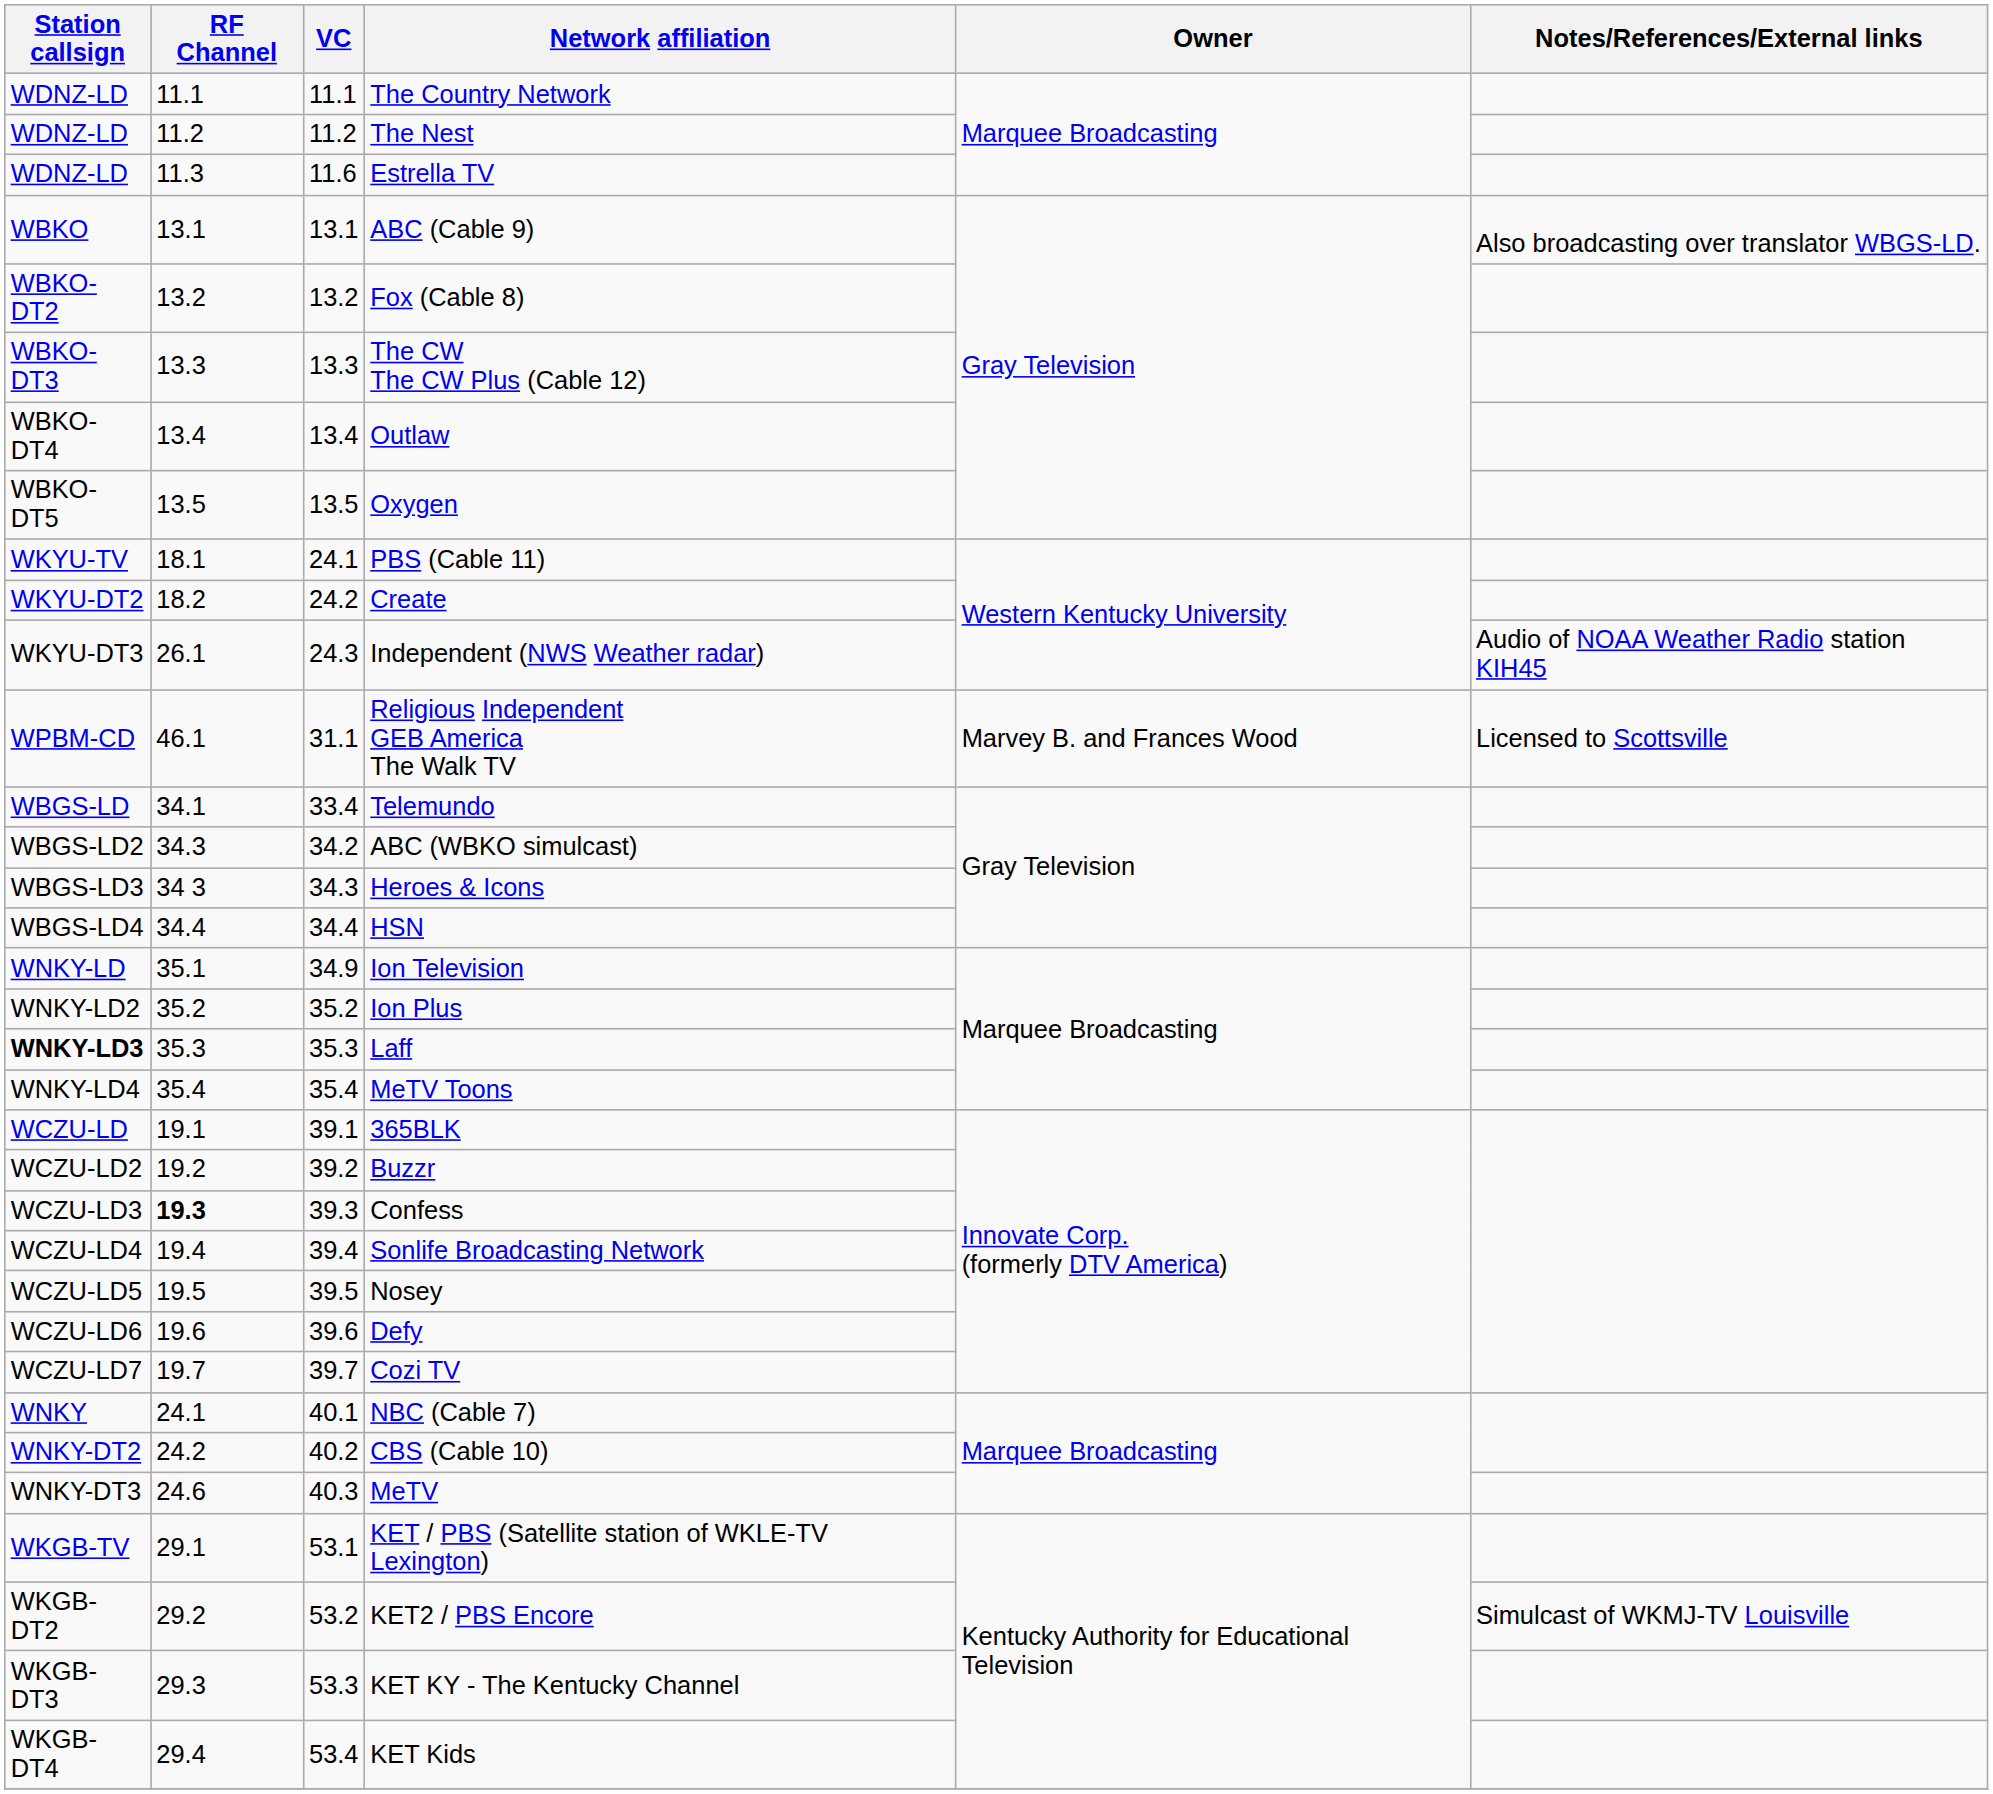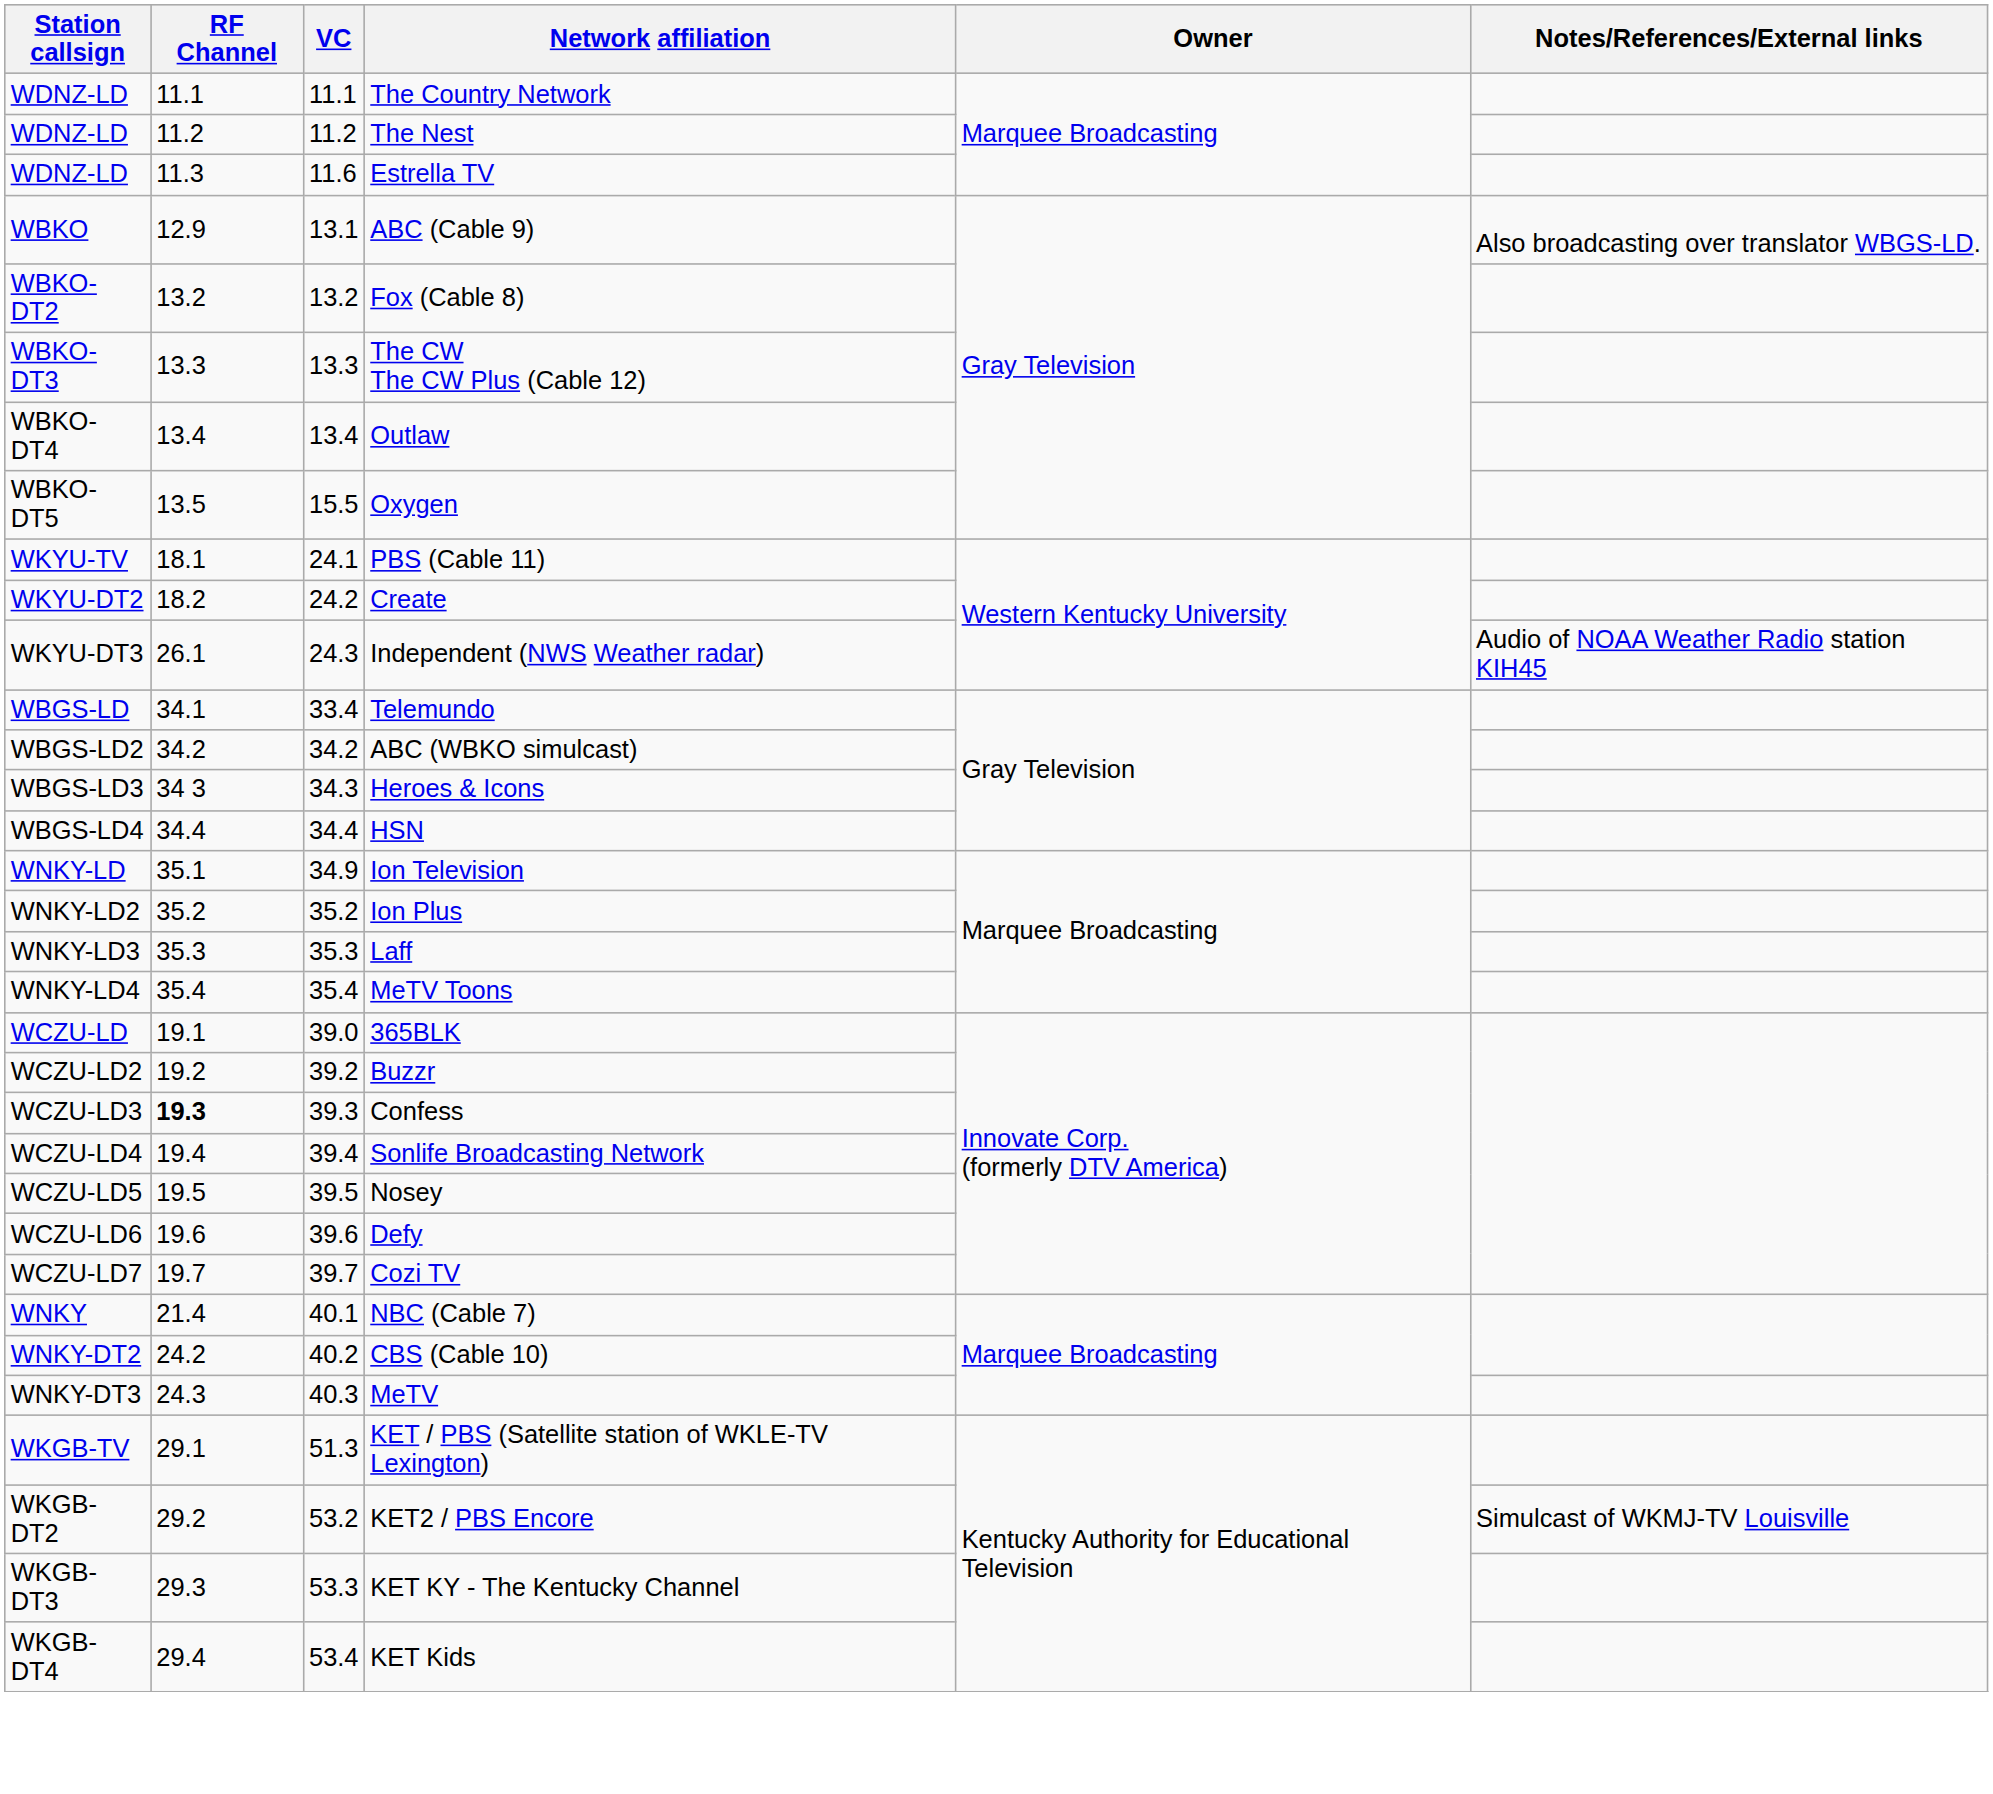(181, 228) 13.1 -> (181, 228) 12.9
(334, 504) 13.5 -> (334, 504) 15.5
- row: (497, 737)
(181, 847) 34.3 -> (181, 749) 34.2
(77, 1048) bold -> (75, 951) normal
(334, 1129) 39.1 -> (334, 1031) 39.0
(181, 1411) 24.1 -> (181, 1314) 21.4
(181, 1492) 24.6 -> (181, 1395) 24.3
(334, 1547) 53.1 -> (334, 1449) 51.3
